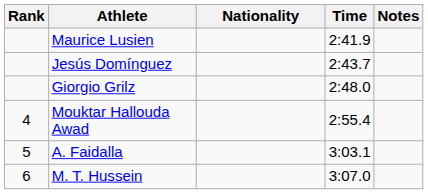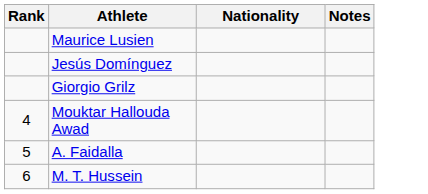- column: (350, 16)
